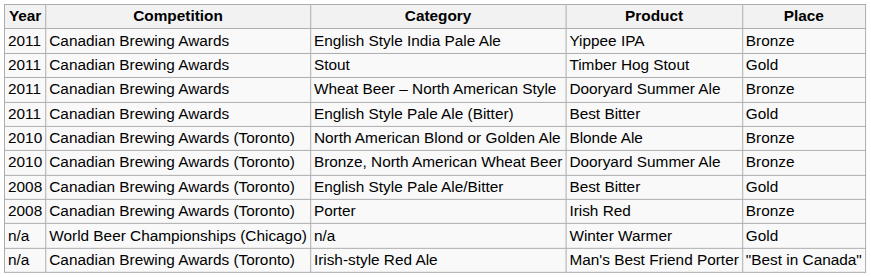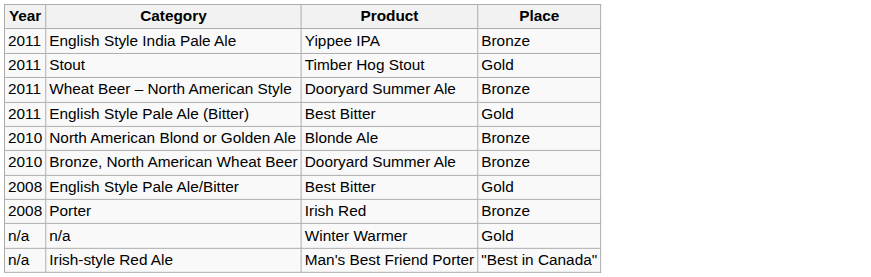- column: (178, 16)
